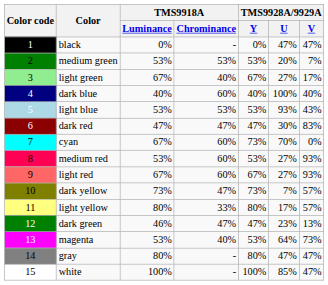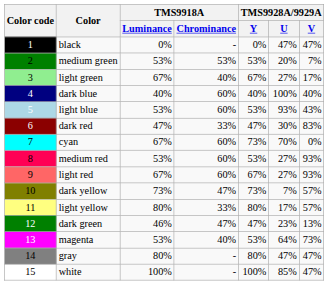(227, 110) 53% -> (227, 110) 60%
(227, 126) 47% -> (227, 126) 33%
